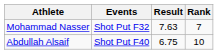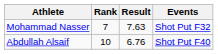columns swapped: (122, 12) <-> (199, 12)
(168, 42) 6.75 -> (136, 42) 6.76
